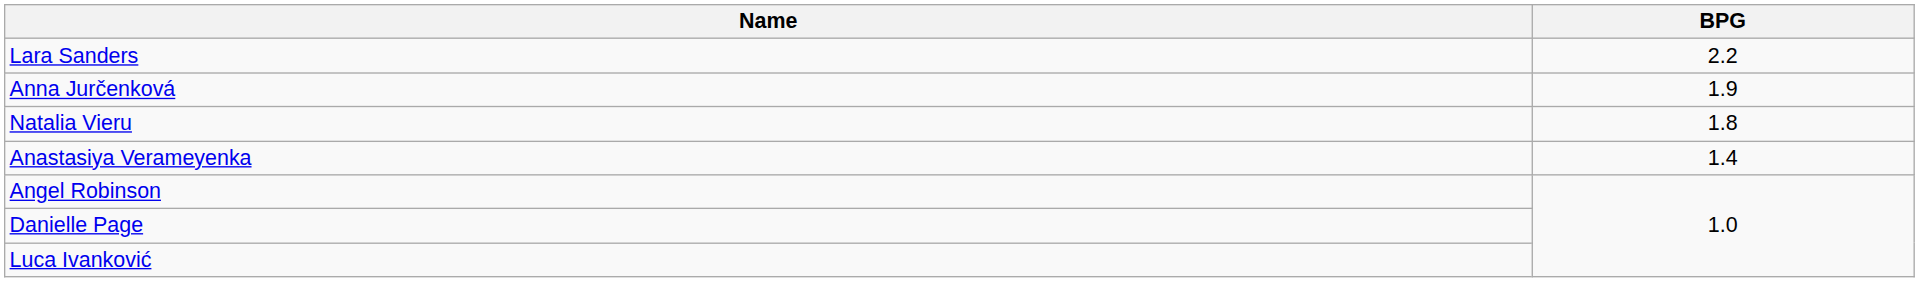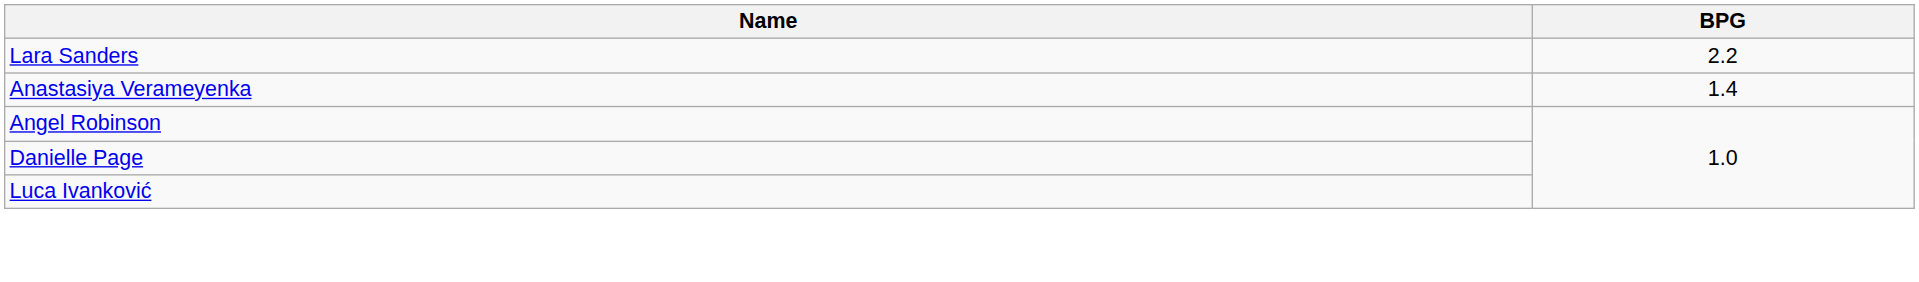- row: (92, 89)
- row: (71, 123)
